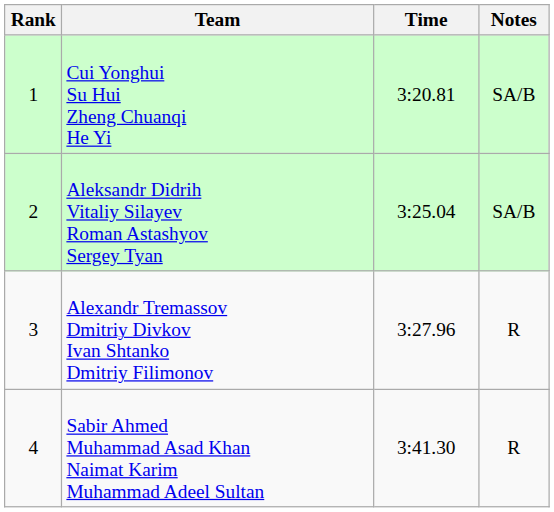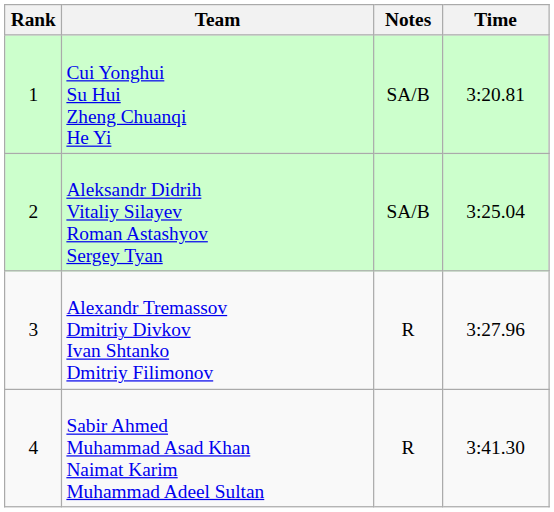columns swapped: (426, 19) <-> (514, 19)
